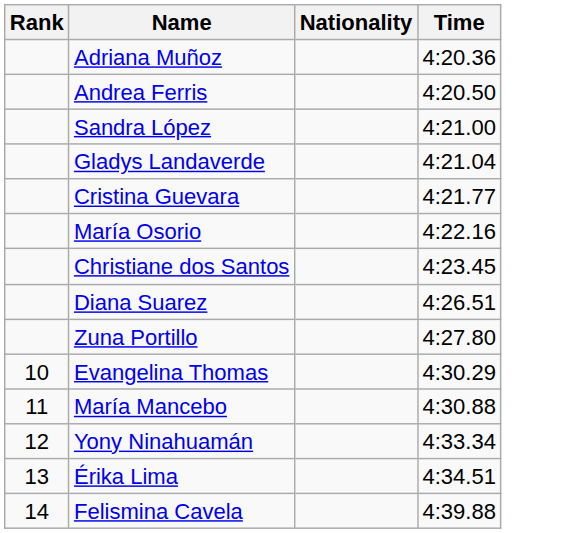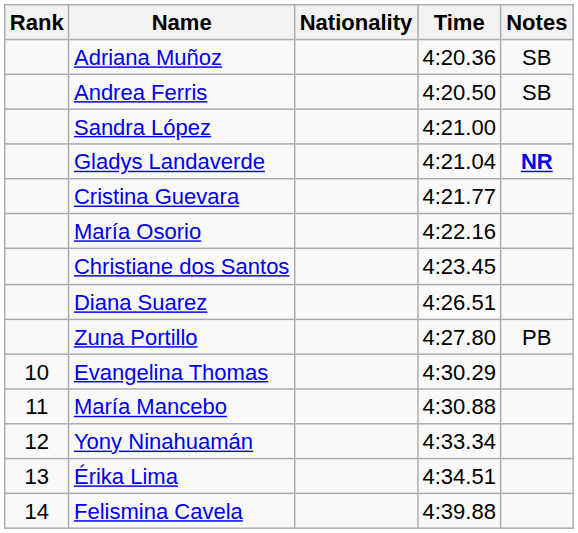+ column: (537, 22)
